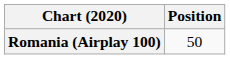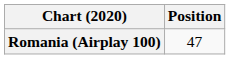(195, 41) 50 -> (195, 41) 47
